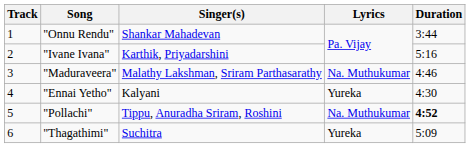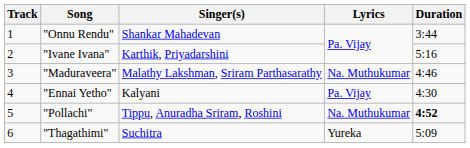(344, 93) Yureka -> (349, 93) Pa. Vijay
